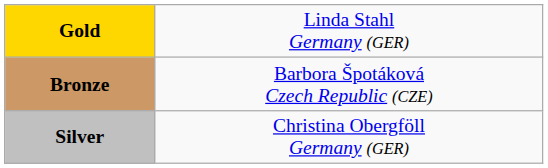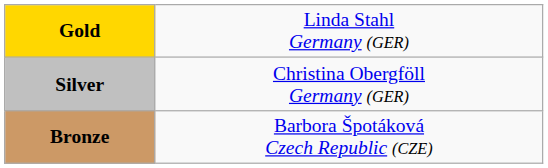rows swapped: (80, 136) <-> (80, 83)
